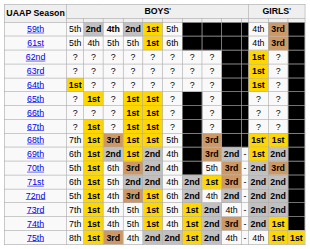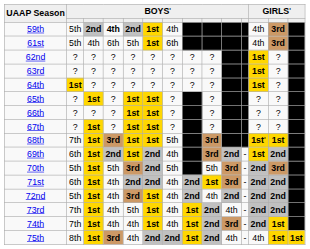(172, 30) 5th -> (172, 30) 4th
(113, 44) 5th -> (113, 44) 6th
(113, 168) 6th -> (113, 168) 5th
(172, 168) 4th -> (172, 168) 5th
(113, 182) 5th -> (113, 182) 4th
(172, 196) 6th -> (172, 196) 4th
(172, 210) 5th -> (172, 210) 4th
(133, 224) 5th -> (133, 224) 4th
